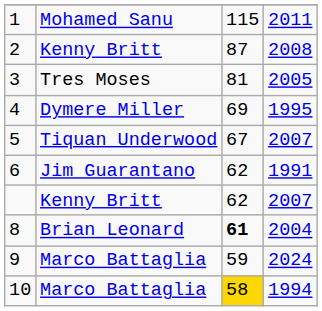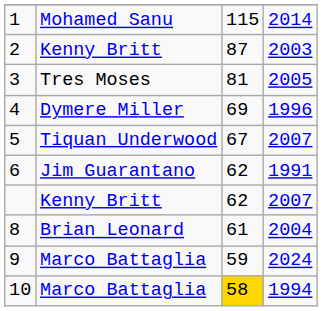(290, 20) 2011 -> (290, 20) 2014
(290, 50) 2008 -> (290, 50) 2003
(290, 110) 1995 -> (290, 110) 1996
(237, 230) bold -> (237, 230) normal
